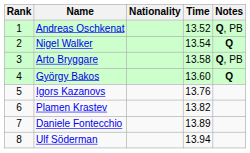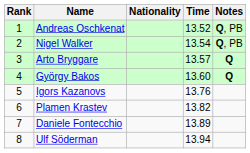(229, 44) Q -> (229, 44) Q, PB
(198, 60) 13.58 -> (198, 60) 13.57
(229, 60) Q, PB -> (229, 60) Q
